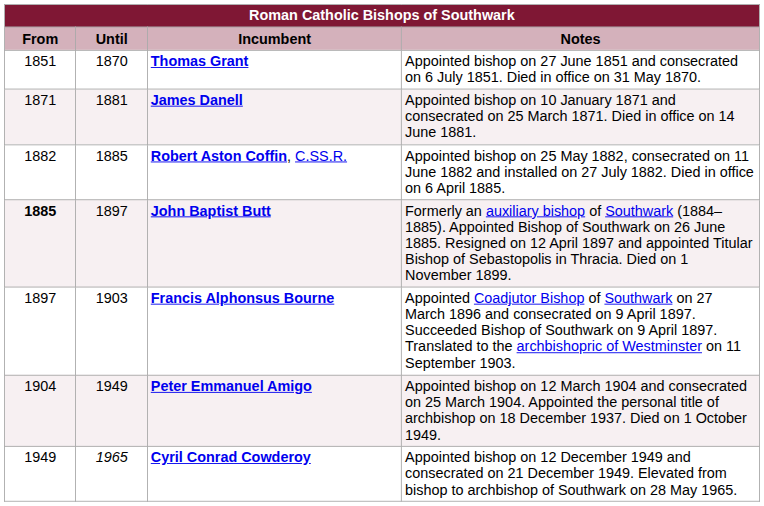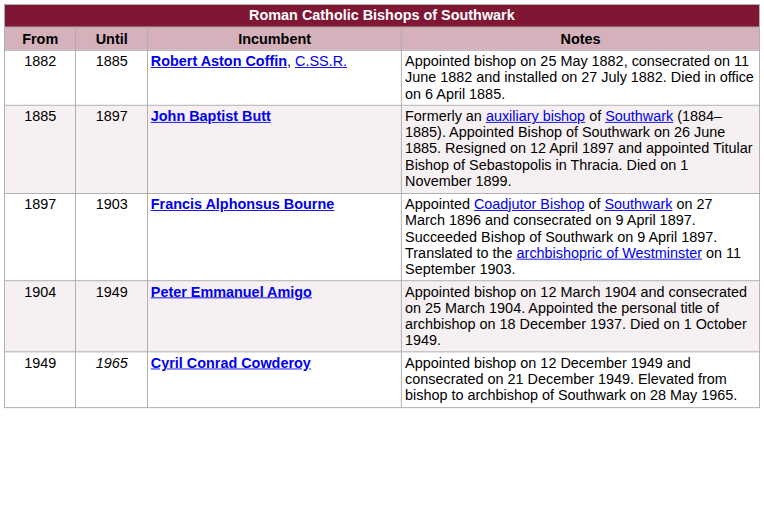- row: (200, 61)
- row: (197, 100)
(40, 211) bold -> (40, 116) normal
